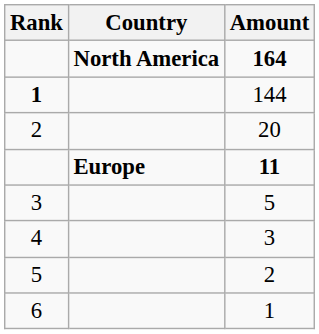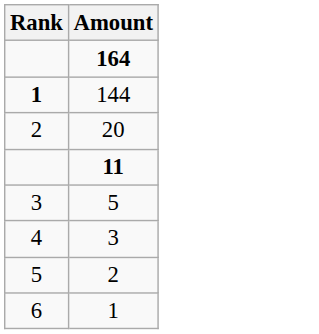- column: (146, 22)
